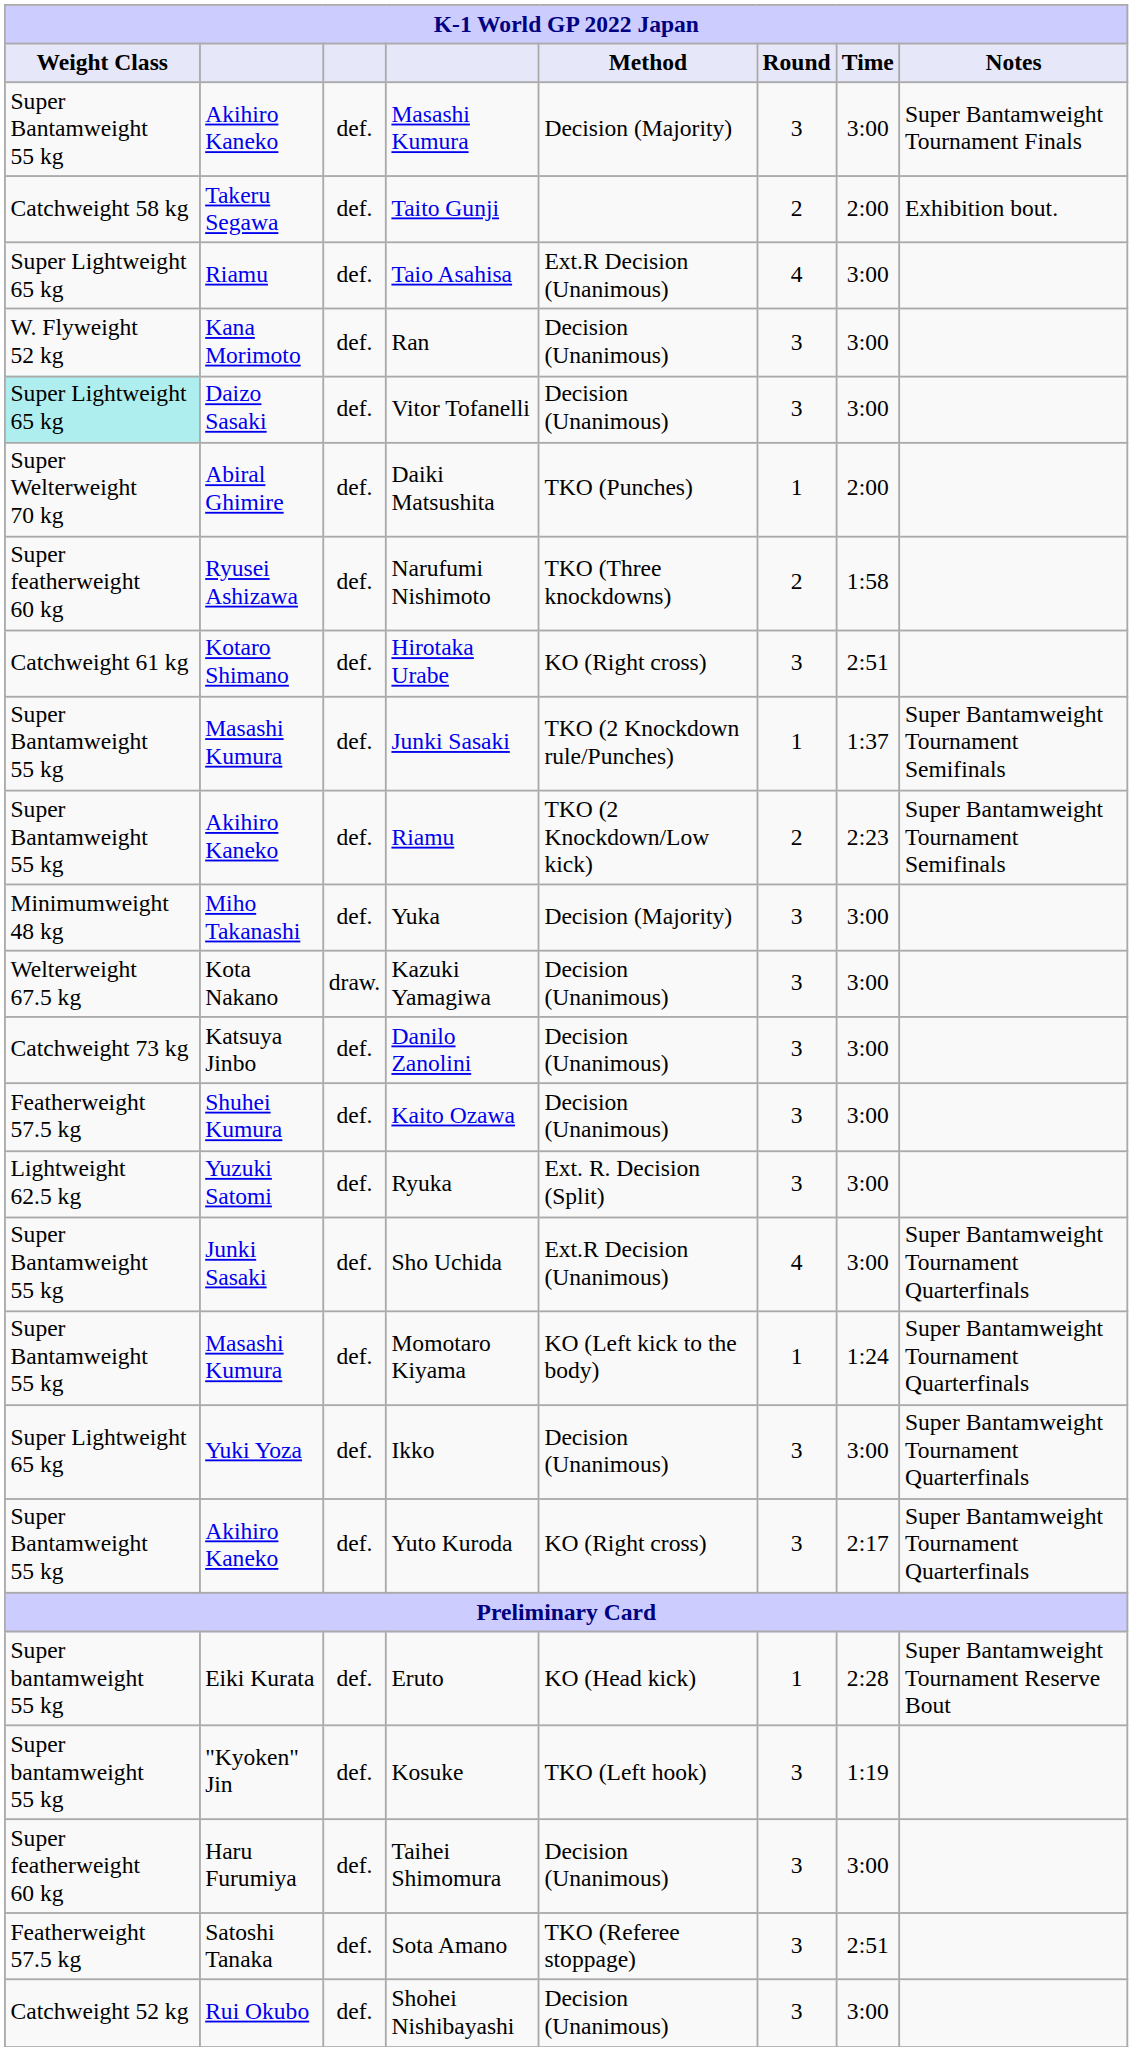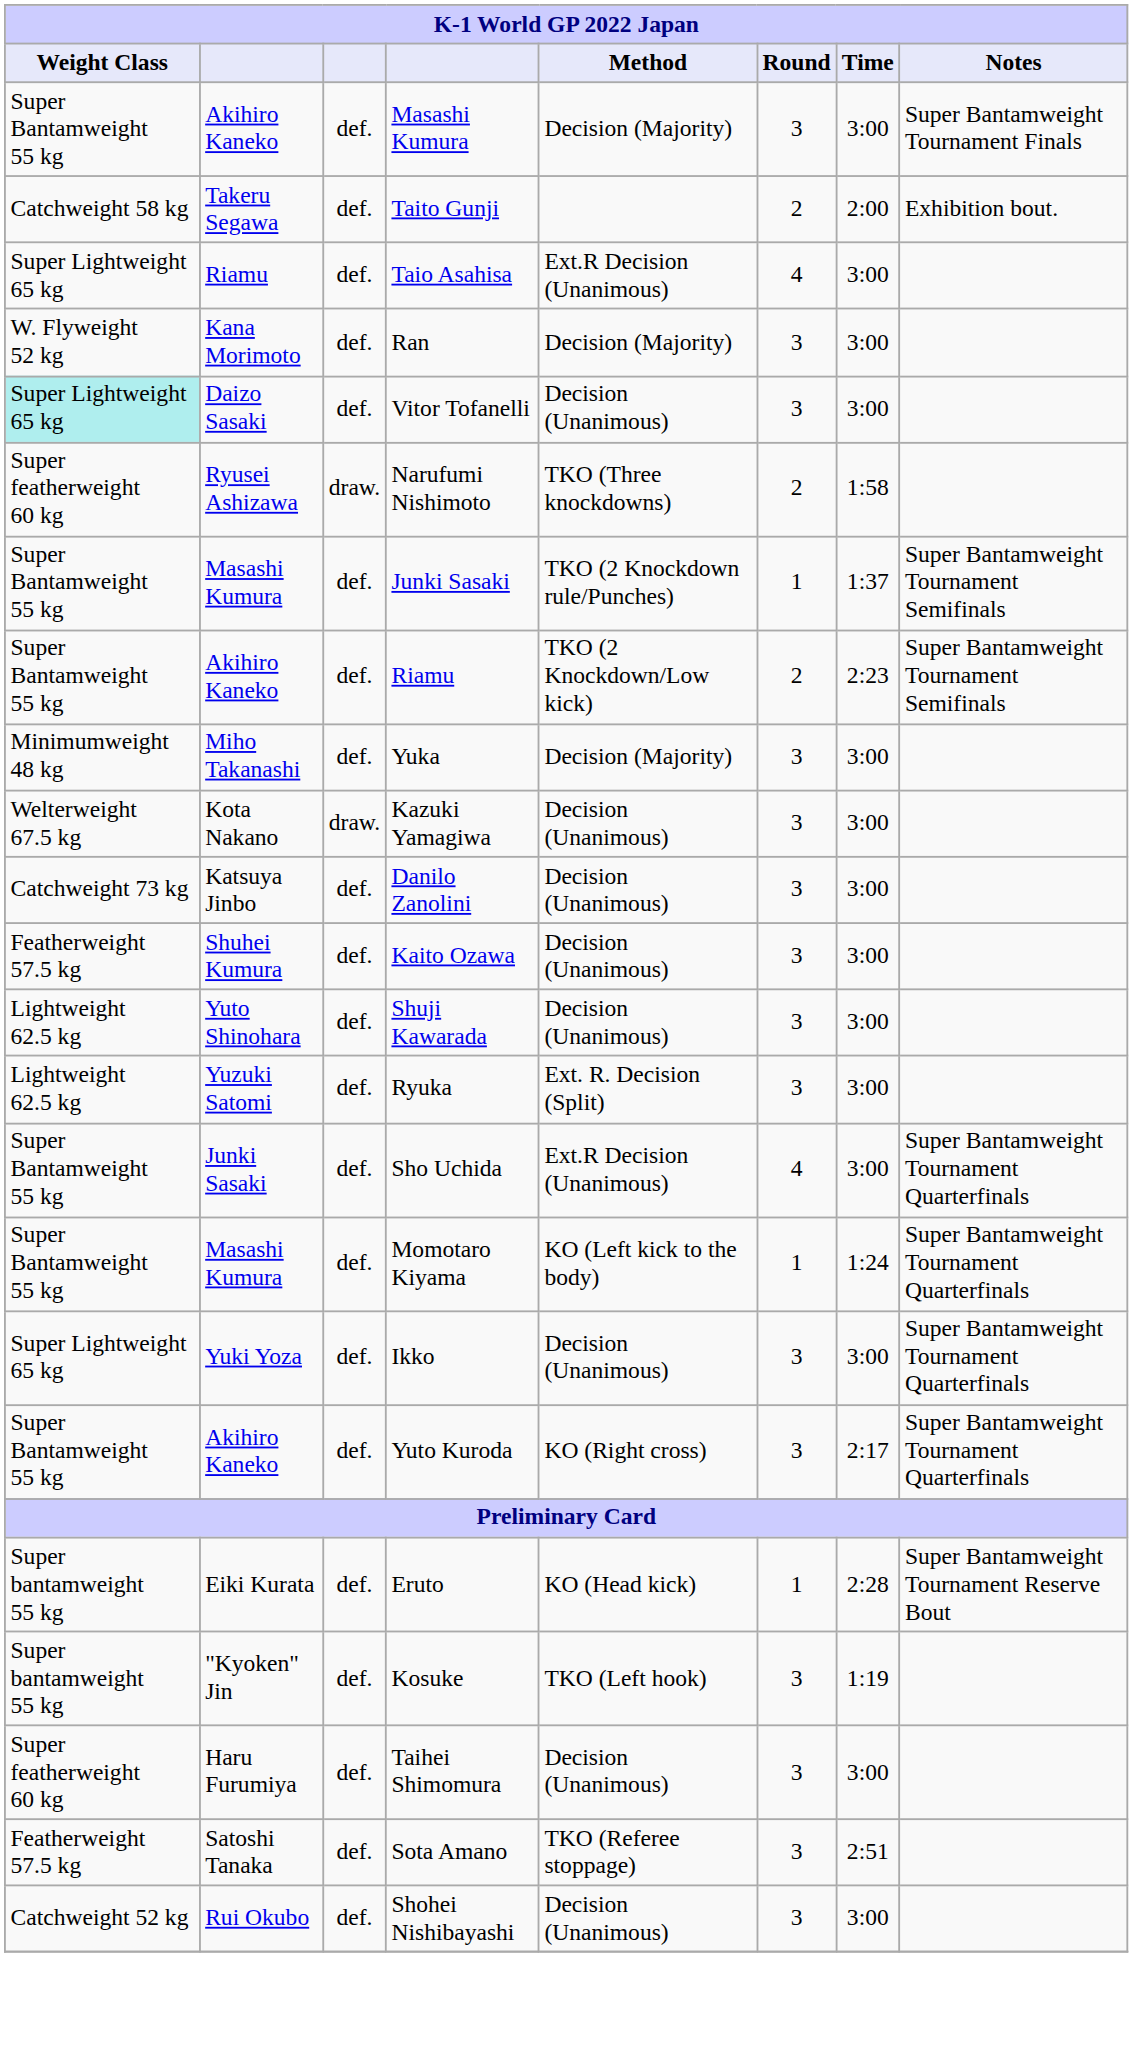(607, 341) Decision (Unanimous) -> (638, 341) Decision (Majority)
- row: (443, 488)
(355, 582) def. -> (355, 488) draw.
- row: (433, 662)
+ row: (439, 1022)
